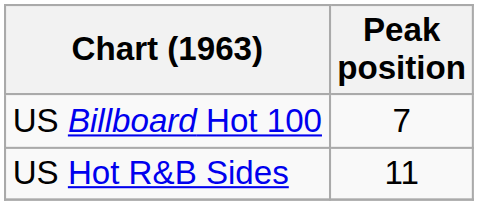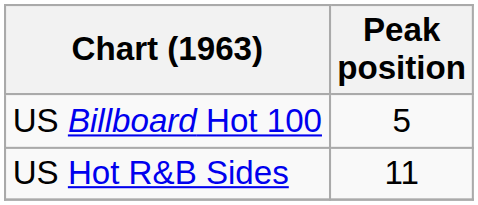(402, 120) 7 -> (402, 120) 5
